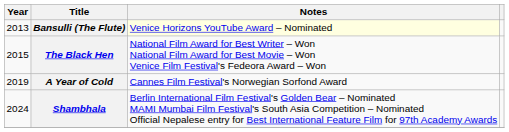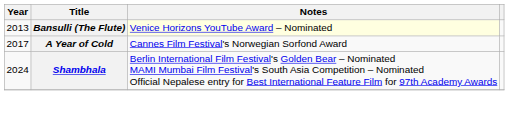- row: (79, 54)
(18, 81) 2019 -> (18, 43) 2017
